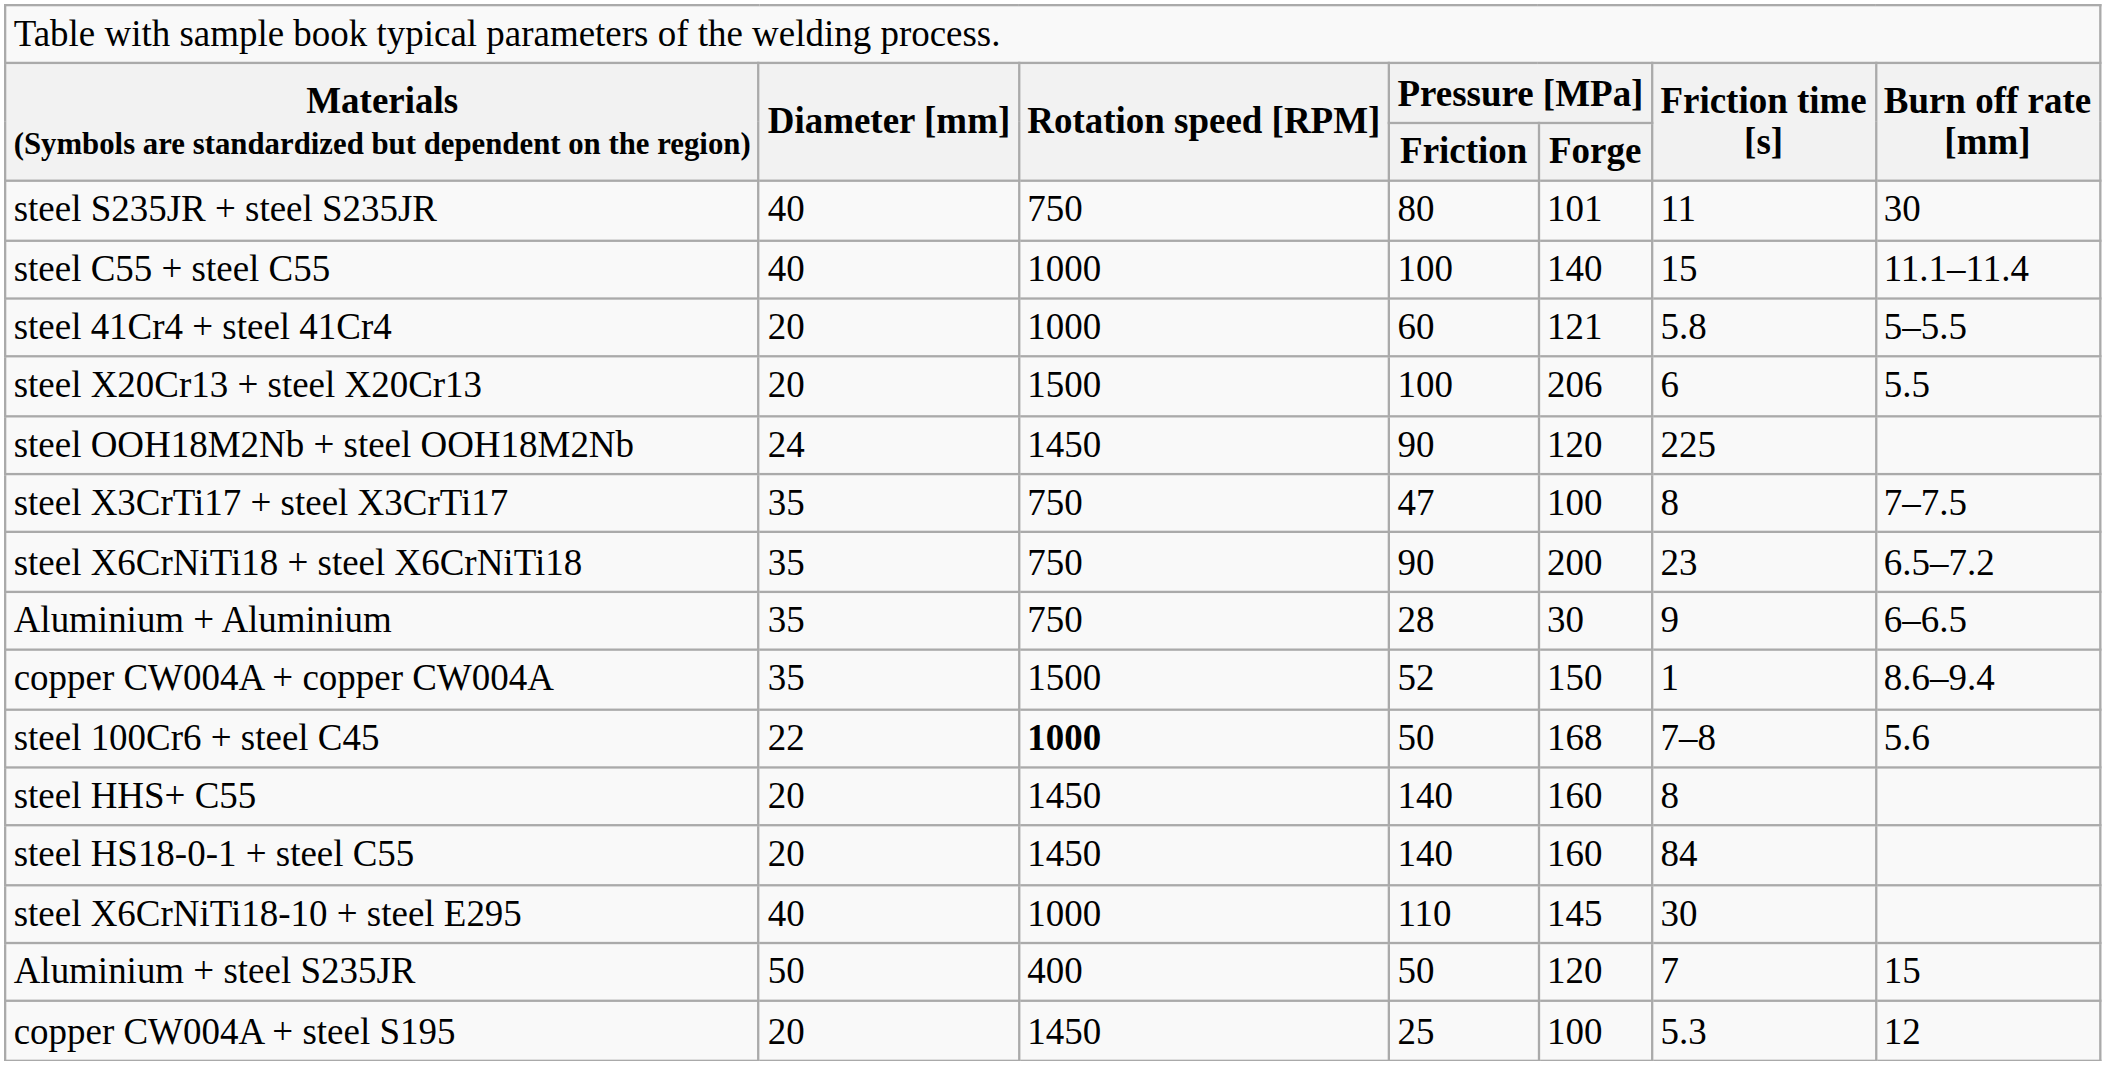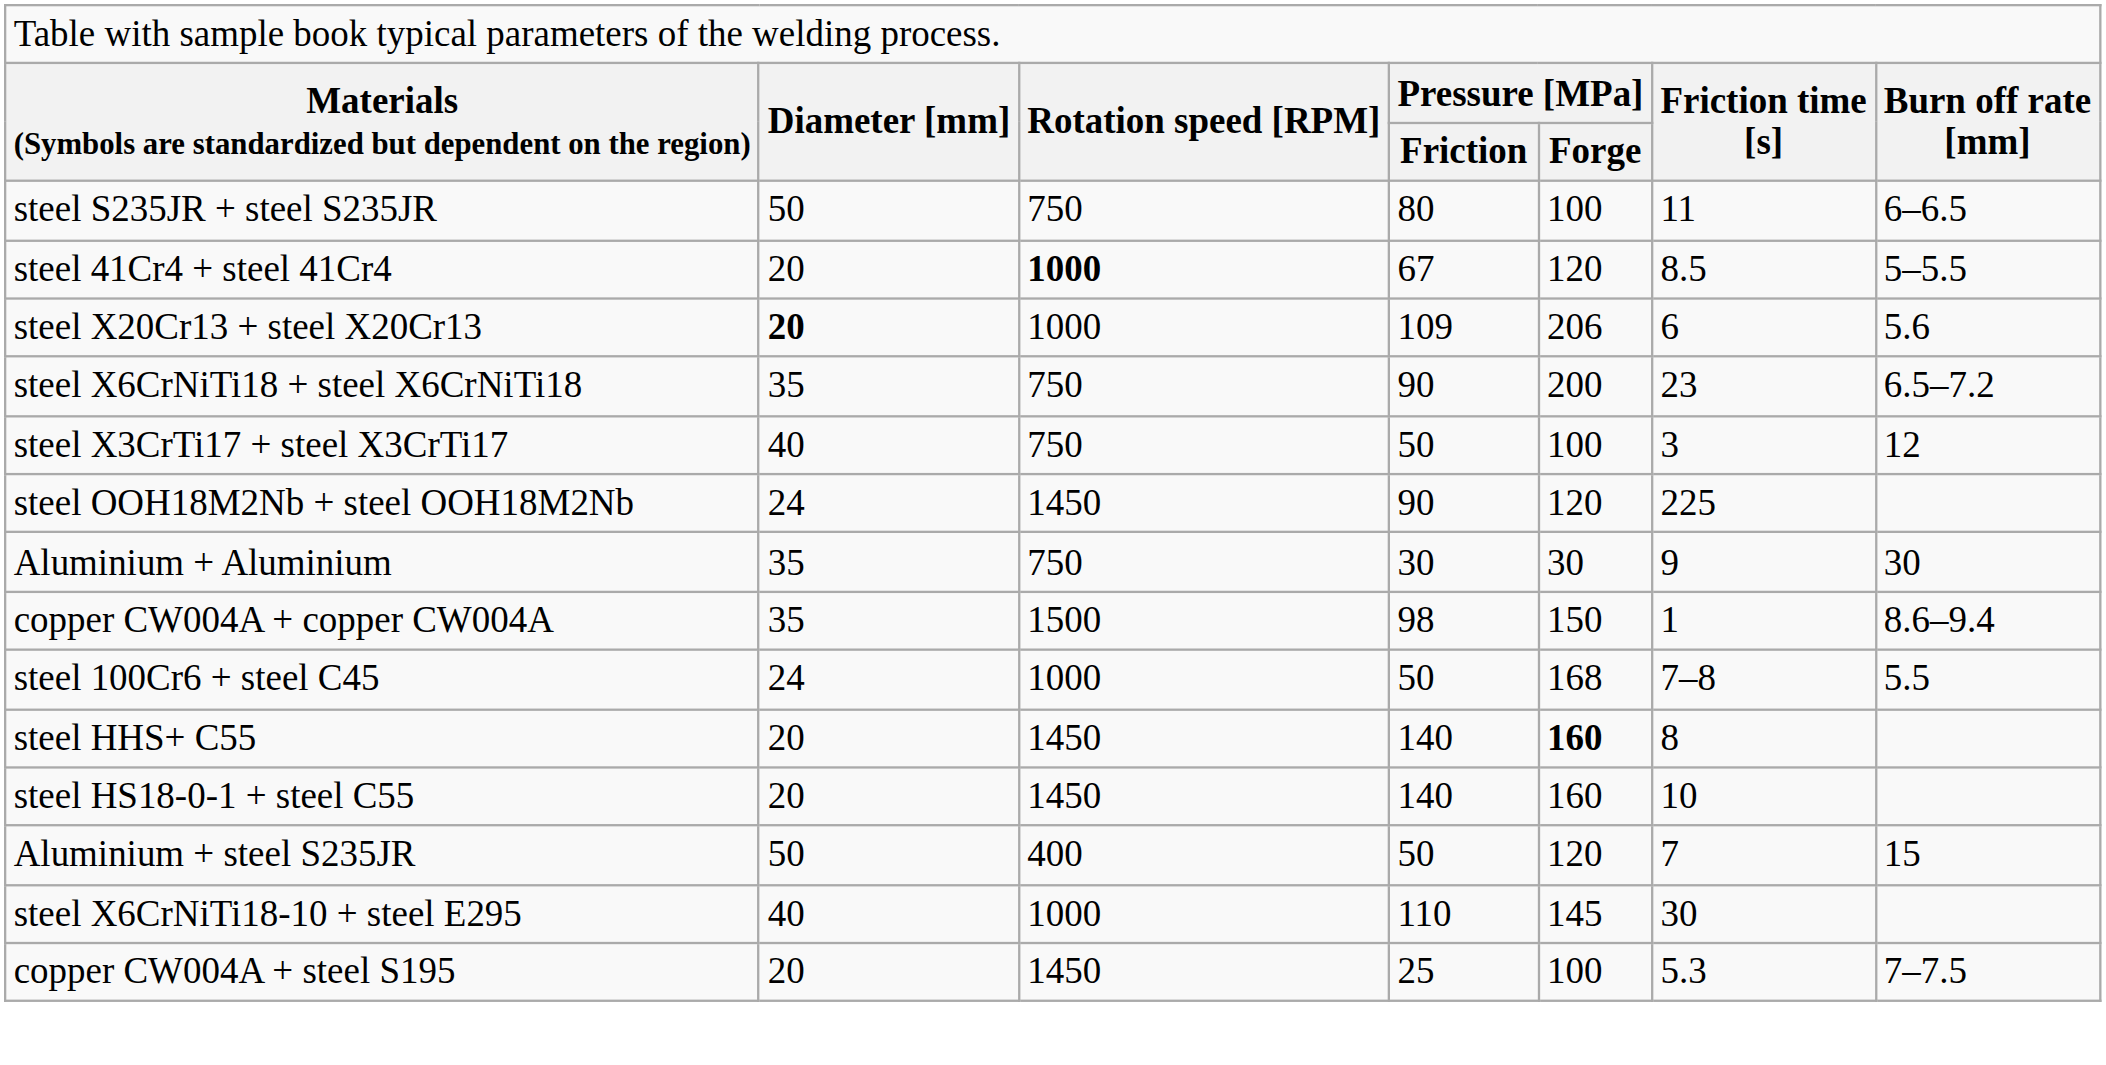(786, 209) 40 -> (786, 209) 50
(1575, 209) 101 -> (1575, 209) 100
(1902, 209) 30 -> (1925, 209) 6–6.5
- row: (172, 268)
(1064, 326) normal -> (1064, 268) bold
(1416, 326) 60 -> (1416, 268) 67
(1575, 326) 121 -> (1575, 268) 120
(1684, 326) 5.8 -> (1684, 268) 8.5
(786, 385) normal -> (786, 326) bold
(1064, 385) 1500 -> (1064, 326) 1000
(1425, 385) 100 -> (1425, 326) 109
(1907, 385) 5.5 -> (1907, 326) 5.6
rows swapped: (324, 444) <-> (298, 561)
(786, 502) 35 -> (786, 444) 40
(1416, 502) 47 -> (1416, 444) 50
(1670, 502) 8 -> (1670, 444) 3
(1925, 502) 7–7.5 -> (1902, 444) 12
(1416, 619) 28 -> (1416, 561) 30
(1925, 619) 6–6.5 -> (1902, 561) 30
(1416, 678) 52 -> (1416, 619) 98
(786, 737) 22 -> (786, 678) 24
(1064, 737) bold -> (1064, 678) normal
(1907, 737) 5.6 -> (1907, 678) 5.5
(1575, 795) normal -> (1575, 737) bold
(1679, 854) 84 -> (1679, 795) 10
rows swapped: (268, 913) <-> (215, 971)
(1902, 1030) 12 -> (1925, 971) 7–7.5
